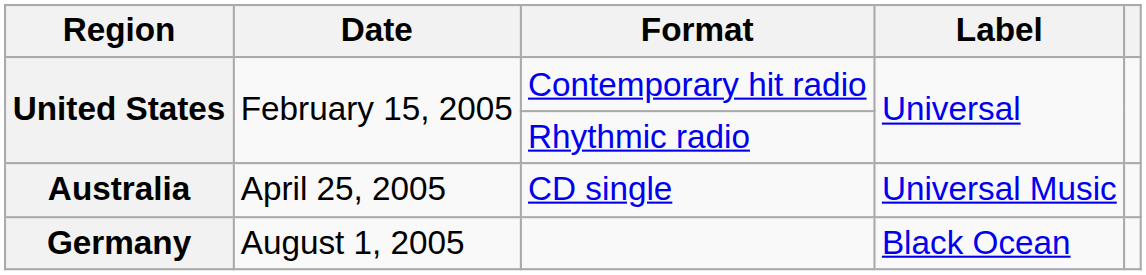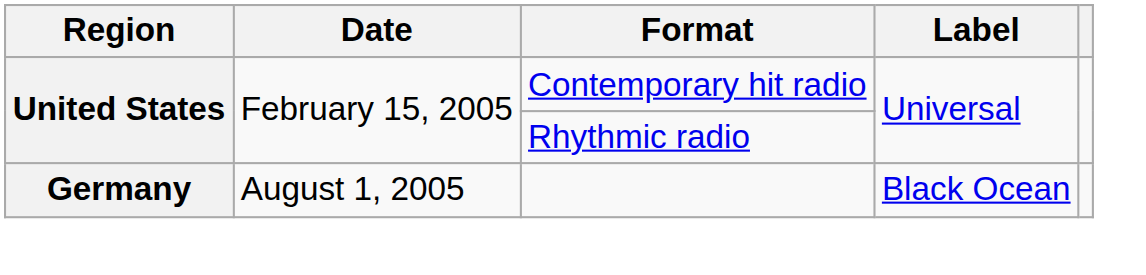- row: (600, 189)
